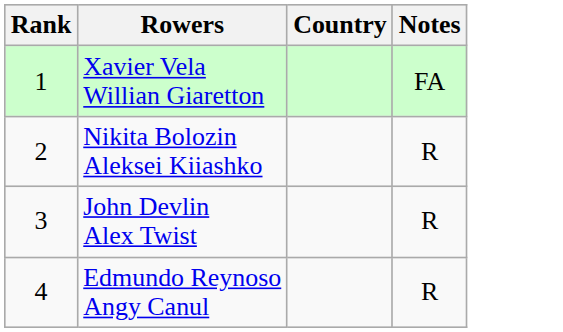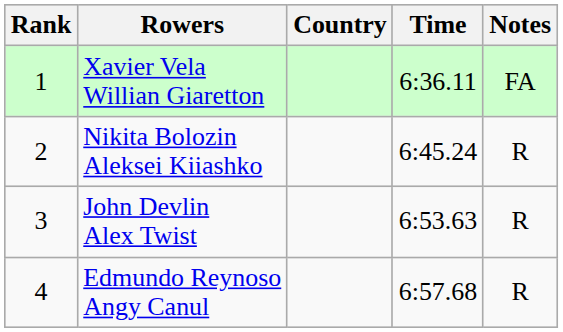+ column: (438, 25)
